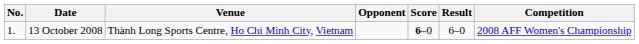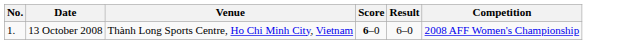- column: (382, 13)
